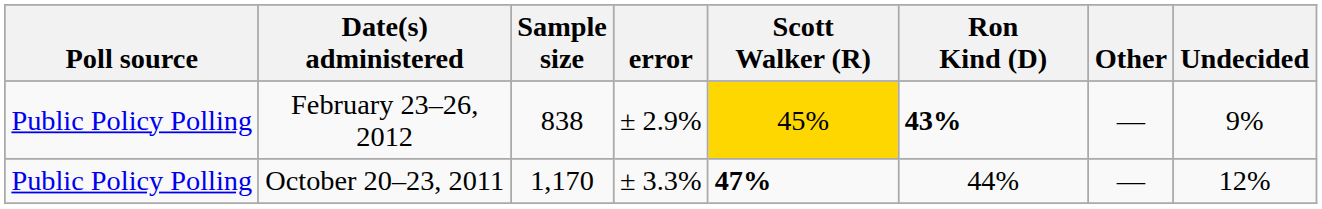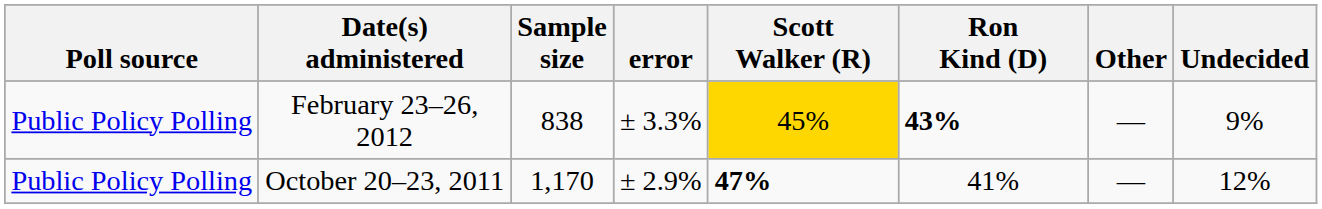(661, 119) ± 2.9% -> (661, 119) ± 3.3%
(661, 180) ± 3.3% -> (661, 180) ± 2.9%
(993, 180) 44% -> (993, 180) 41%
